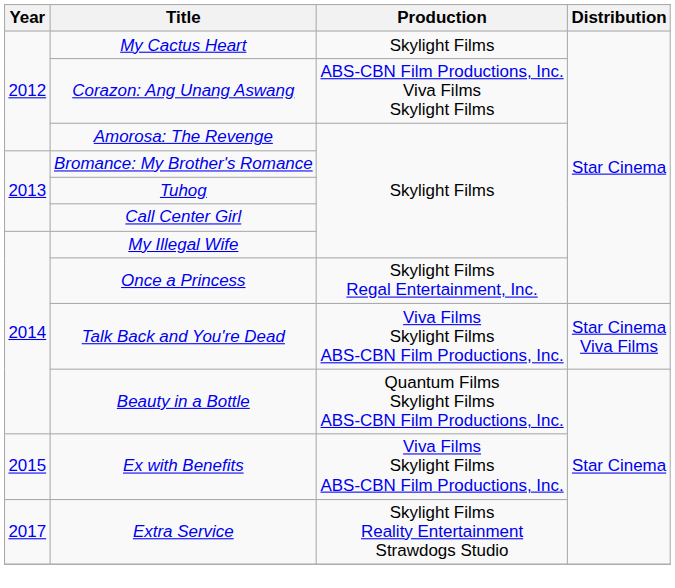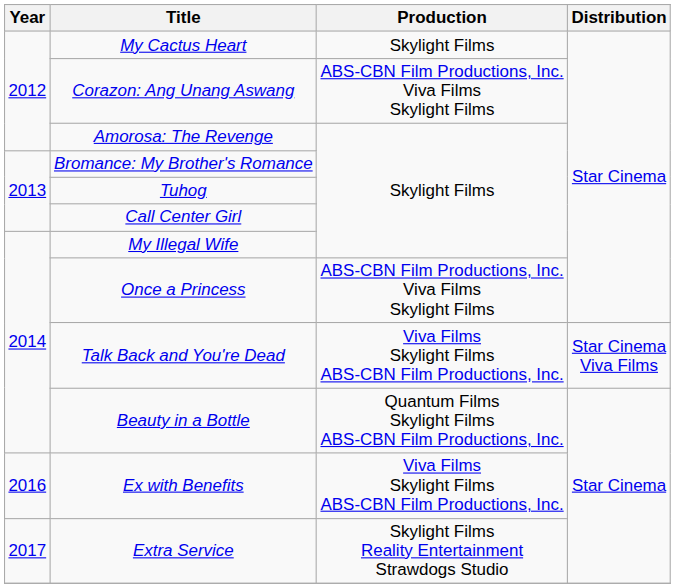(442, 280) Skylight Films Regal Entertainment, Inc. -> (442, 290) ABS-CBN Film Productions, Inc. Viva Films Skylight Films
(27, 466) 2015 -> (27, 485) 2016
